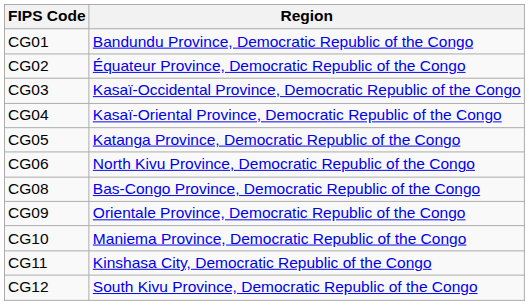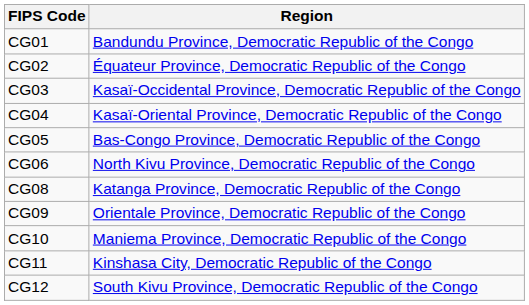(277, 139) Katanga Province, Democratic Republic of the Congo -> (286, 139) Bas-Congo Province, Democratic Republic of the Congo
(286, 189) Bas-Congo Province, Democratic Republic of the Congo -> (277, 189) Katanga Province, Democratic Republic of the Congo
